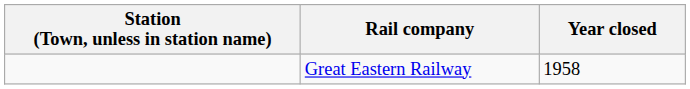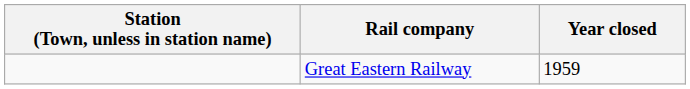(562, 68) 1958 -> (562, 68) 1959
